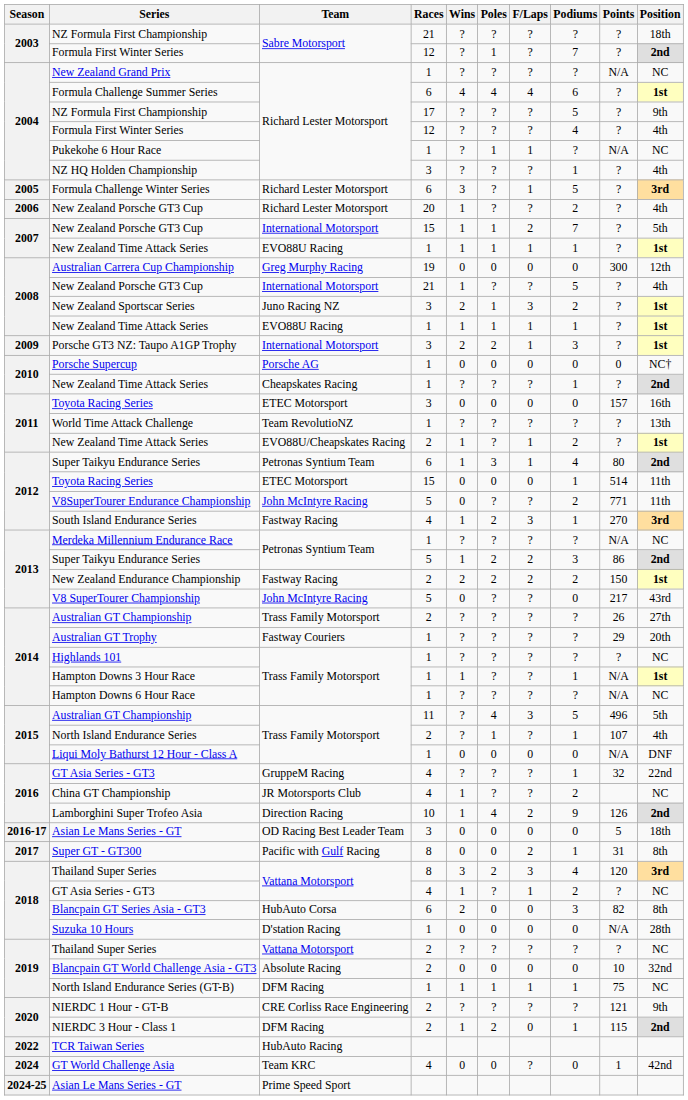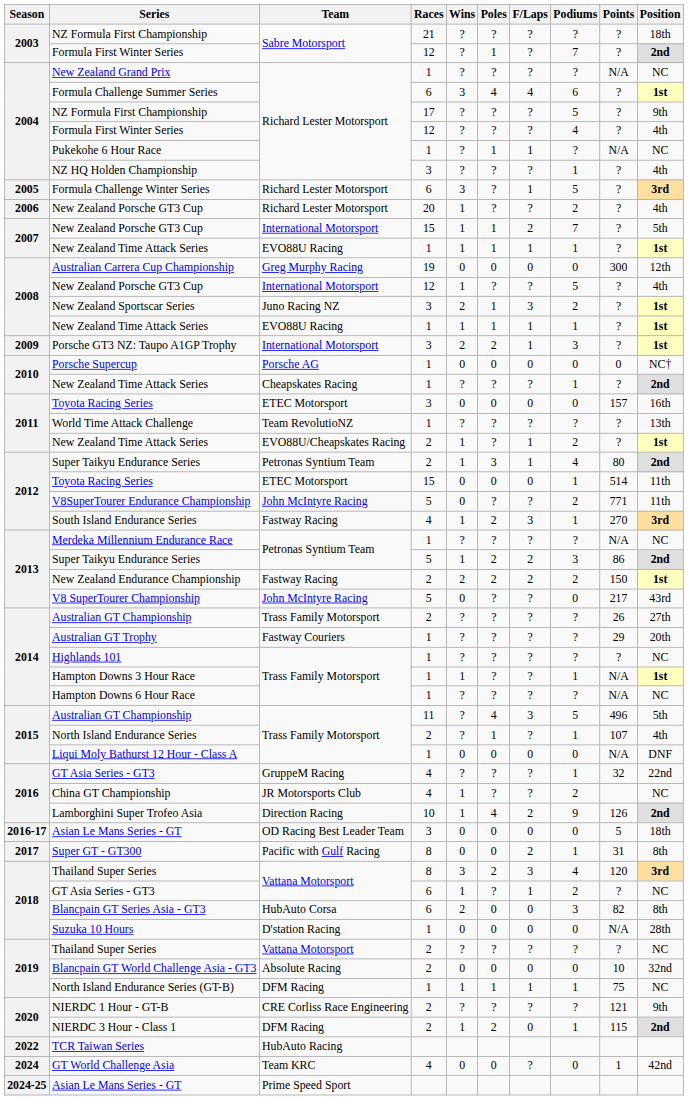(462, 92) 4 -> (462, 92) 3
(429, 287) 21 -> (429, 287) 12
(429, 462) 6 -> (429, 462) 2
(429, 891) 4 -> (429, 891) 6
